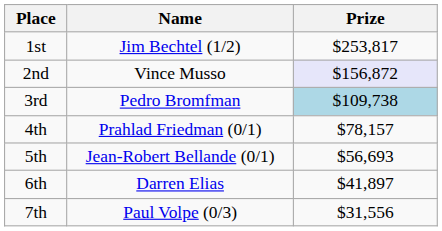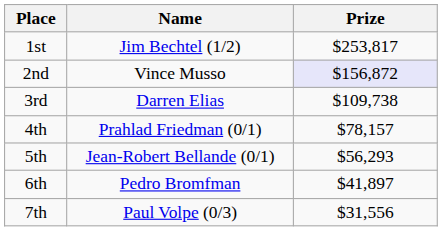(180, 101) Pedro Bromfman -> (180, 101) Darren Elias
(365, 101) lightblue background -> (365, 101) no background
(365, 156) $56,693 -> (365, 156) $56,293
(180, 184) Darren Elias -> (180, 184) Pedro Bromfman
